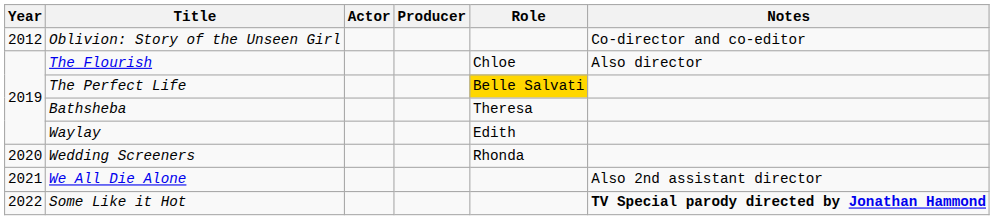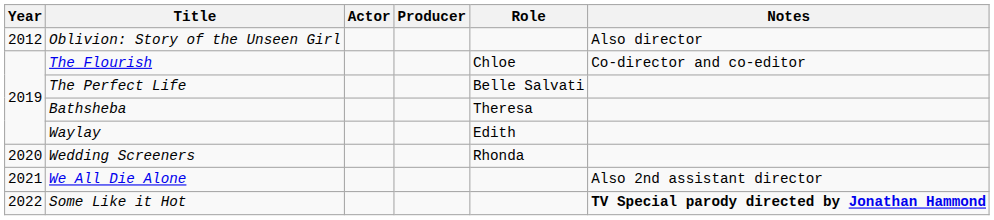(699, 40) Co-director and co-editor -> (647, 40) Also director
(647, 63) Also director -> (699, 63) Co-director and co-editor
(529, 86) gold background -> (529, 86) no background
